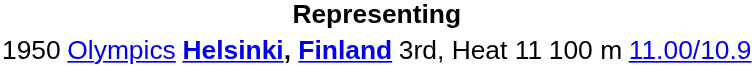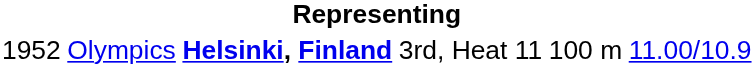(31, 50) 1950 -> (31, 50) 1952
